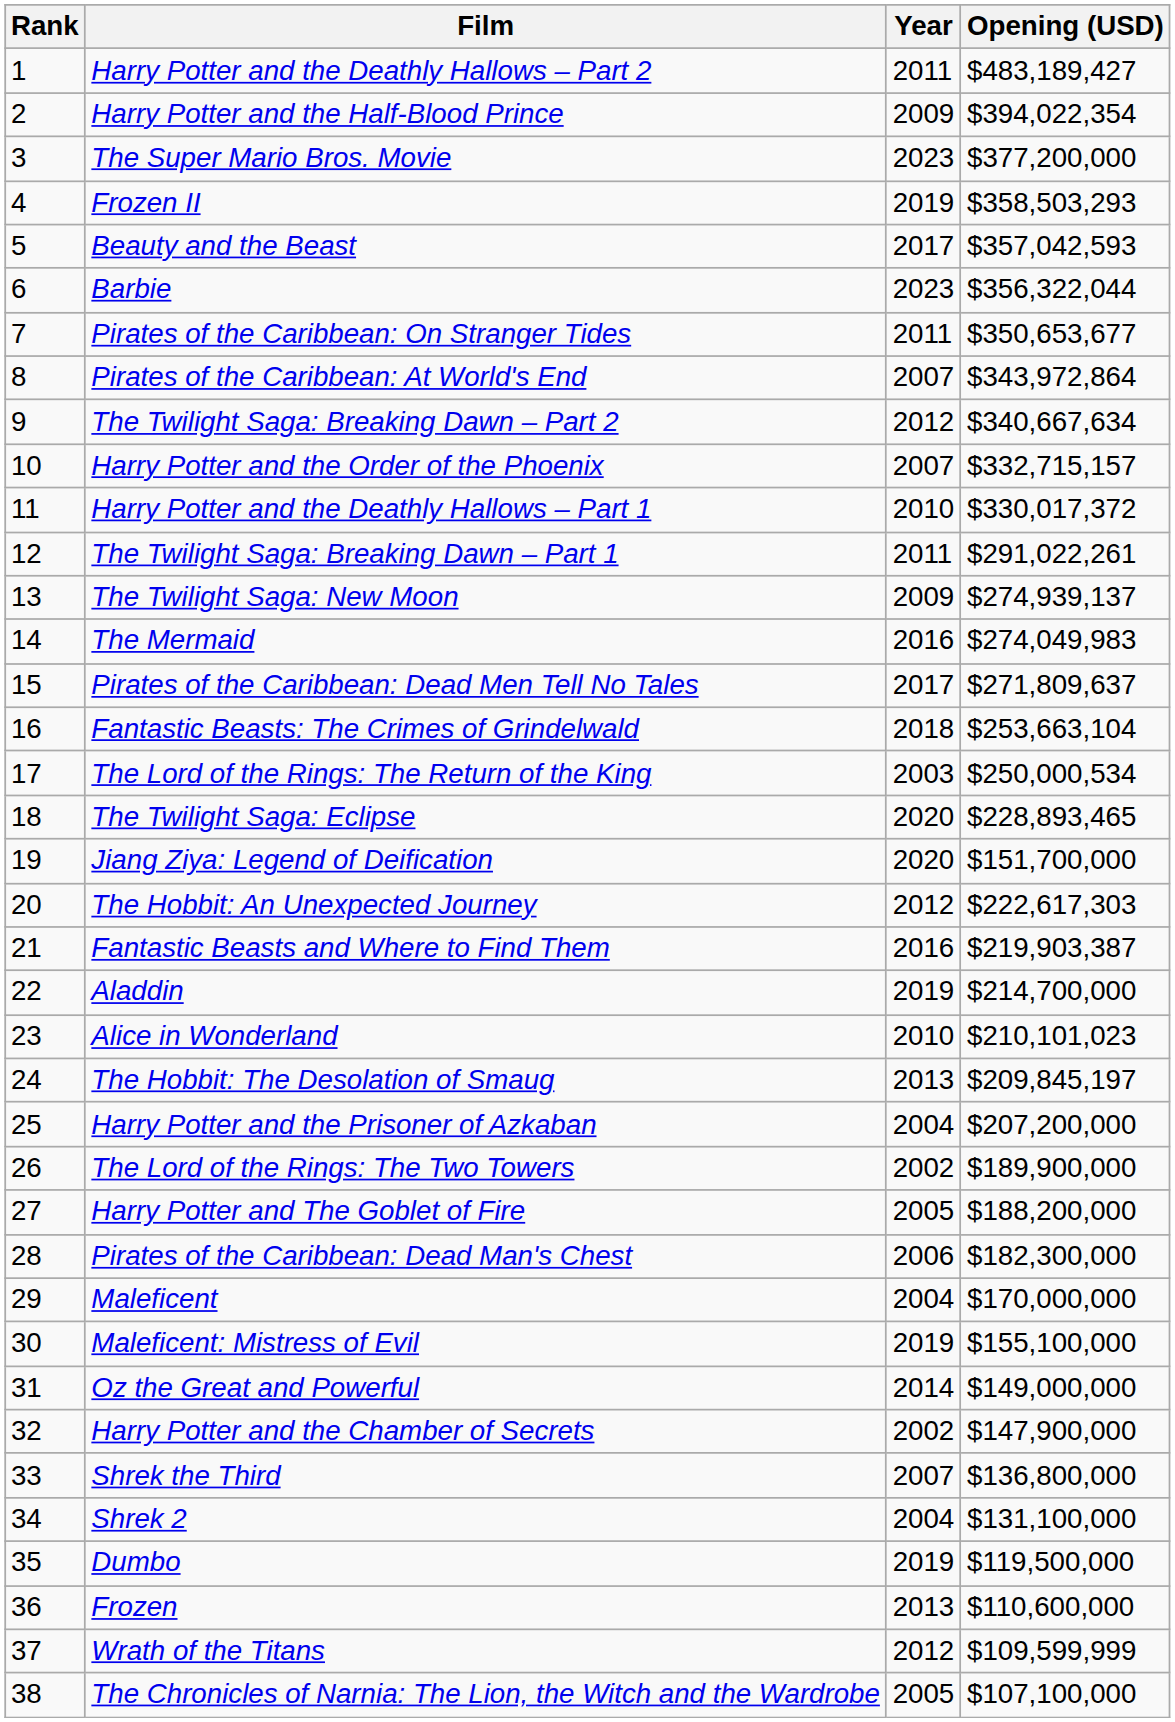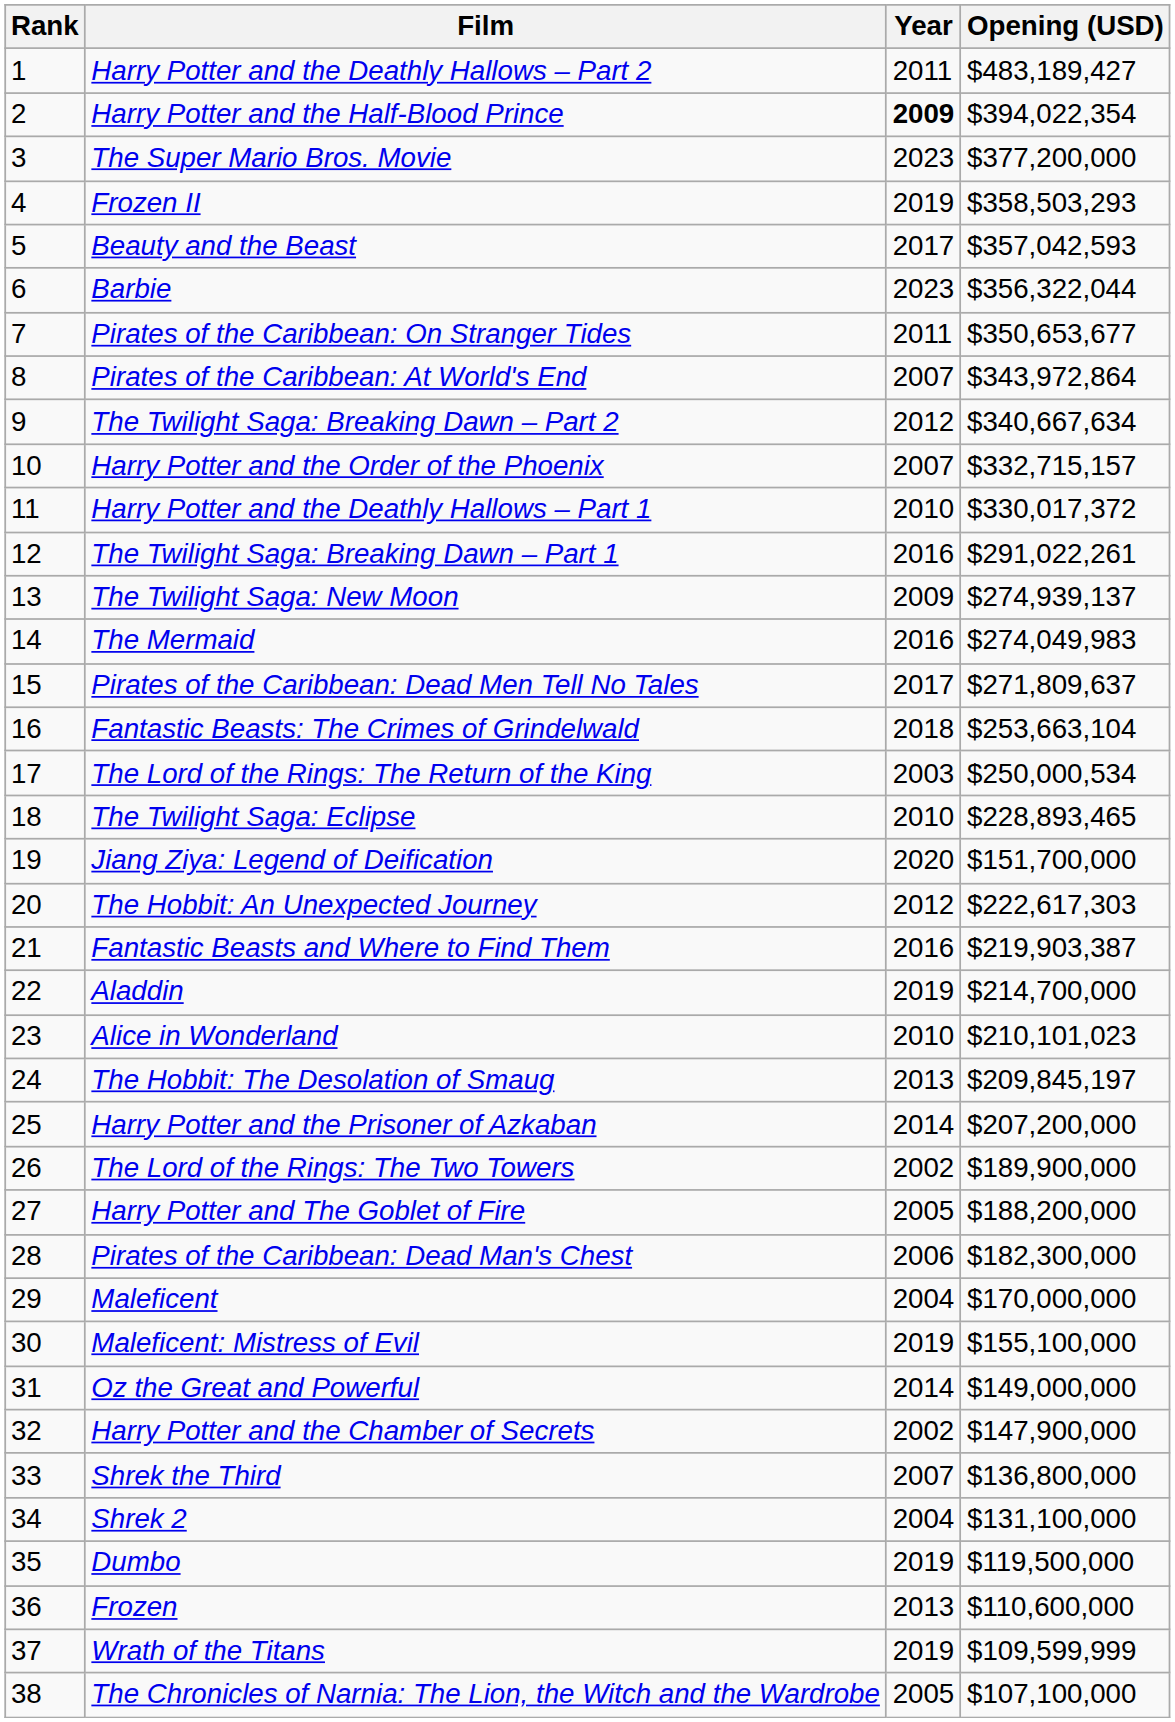(923, 114) normal -> (923, 114) bold
(922, 553) 2011 -> (923, 553) 2016
(923, 816) 2020 -> (923, 816) 2010
(923, 1123) 2004 -> (923, 1123) 2014
(923, 1650) 2012 -> (923, 1650) 2019
